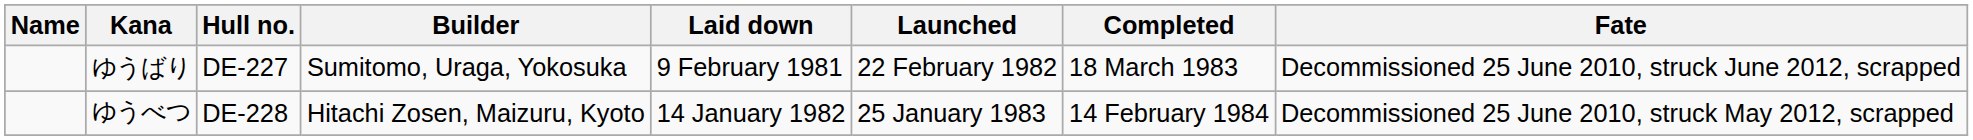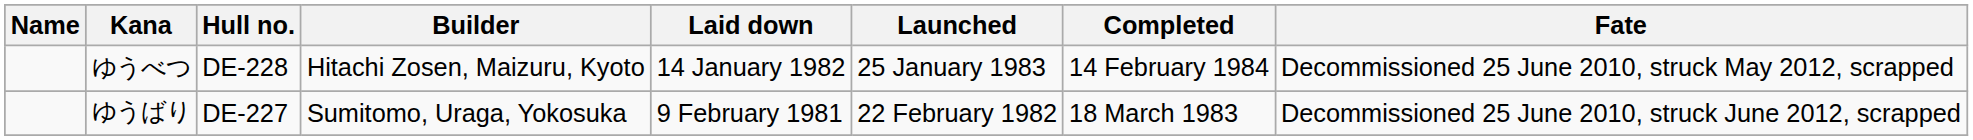rows swapped: (141, 67) <-> (141, 112)
